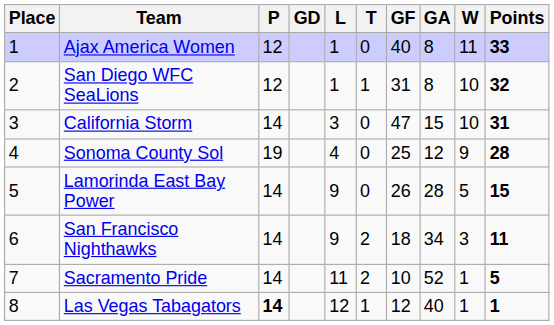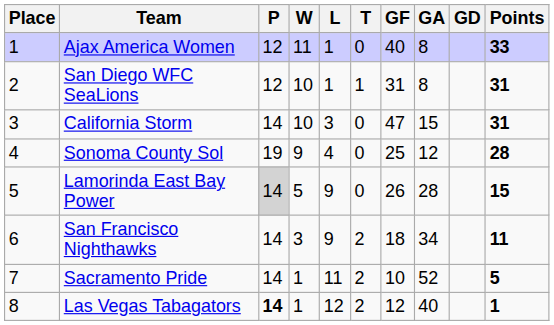columns swapped: (470, 18) <-> (307, 18)
(500, 85) 32 -> (500, 85) 31
(272, 191) no background -> (272, 191) lightgrey background
(365, 306) 1 -> (359, 306) 2
